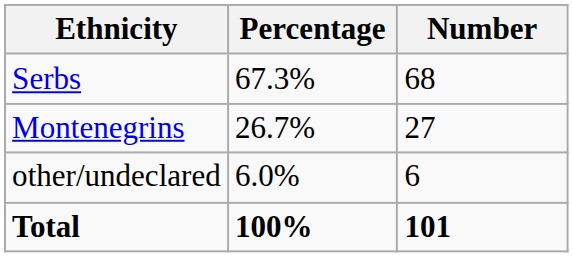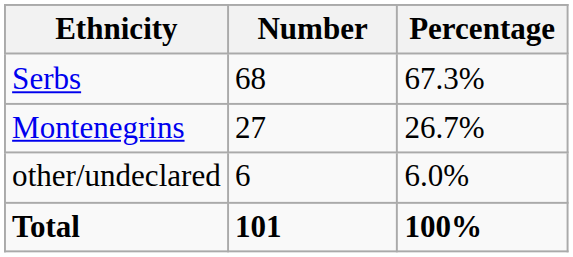columns swapped: (482, 29) <-> (313, 29)
